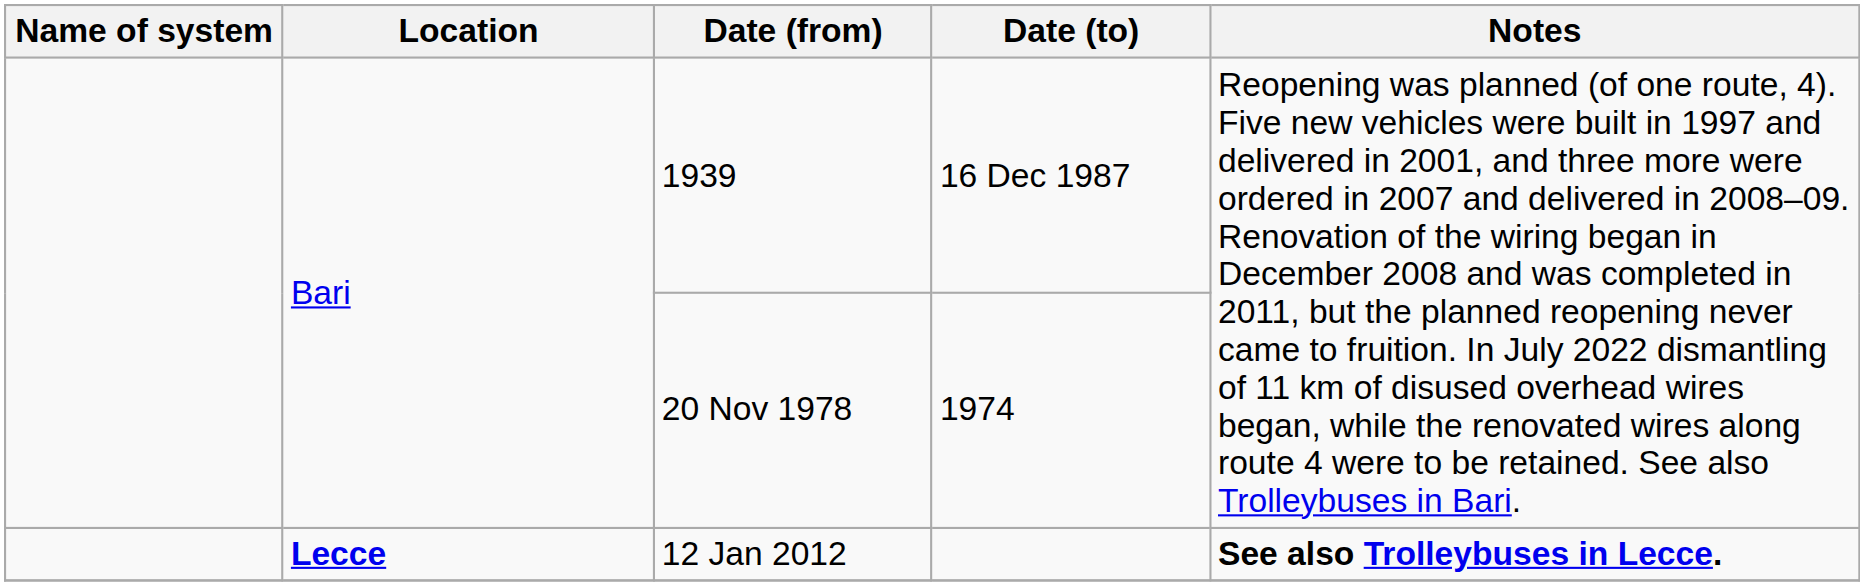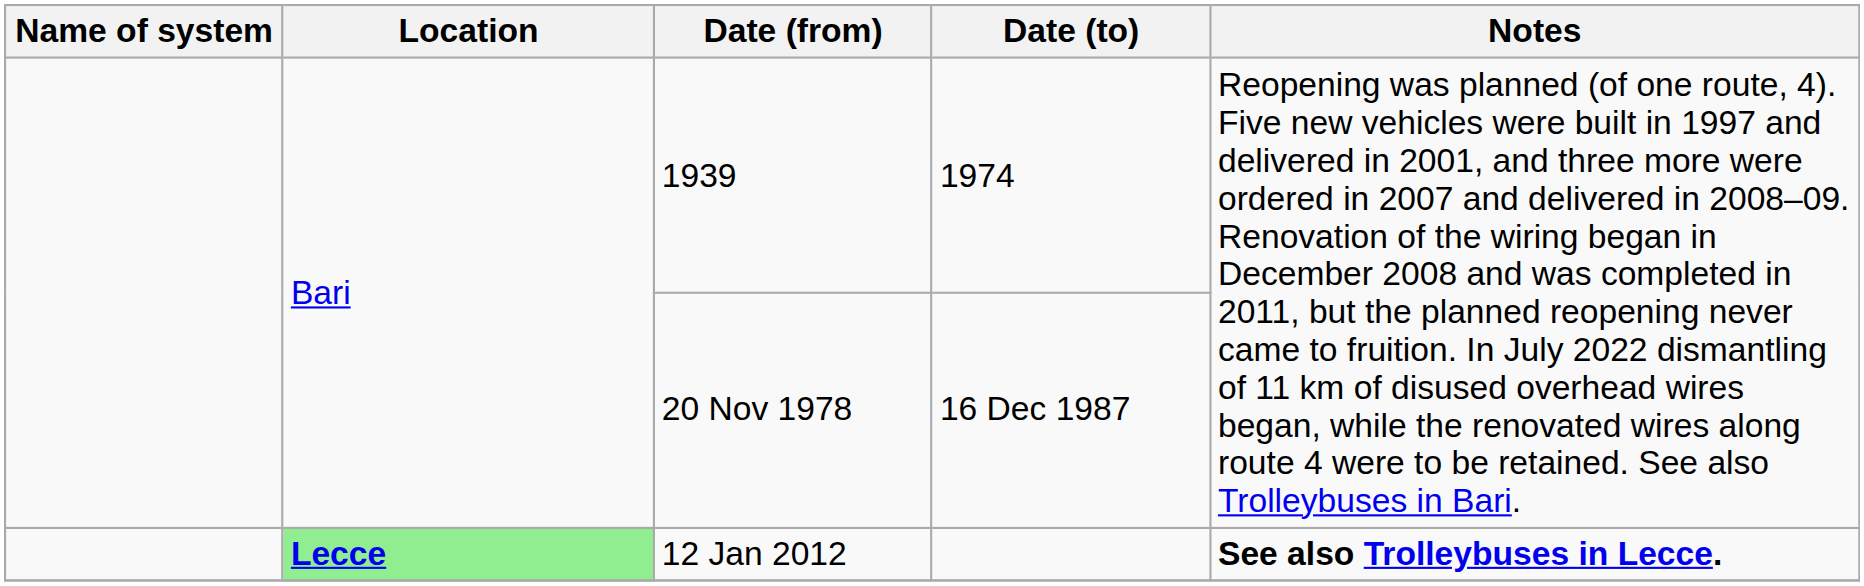(1035, 175) 16 Dec 1987 -> (977, 175) 1974
(977, 409) 1974 -> (1035, 409) 16 Dec 1987
(339, 553) no background -> (339, 553) lightgreen background
